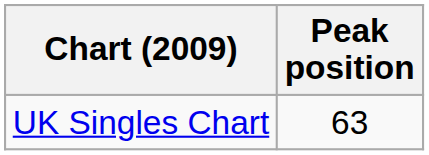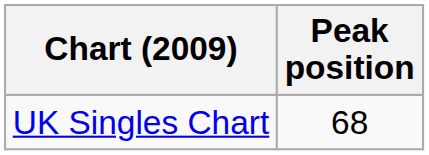(350, 121) 63 -> (350, 121) 68
